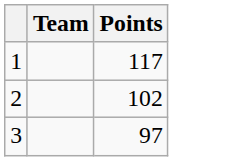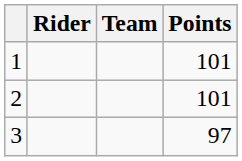+ column: (62, 23)
(145, 60) 117 -> (214, 60) 101
(145, 98) 102 -> (214, 98) 101
